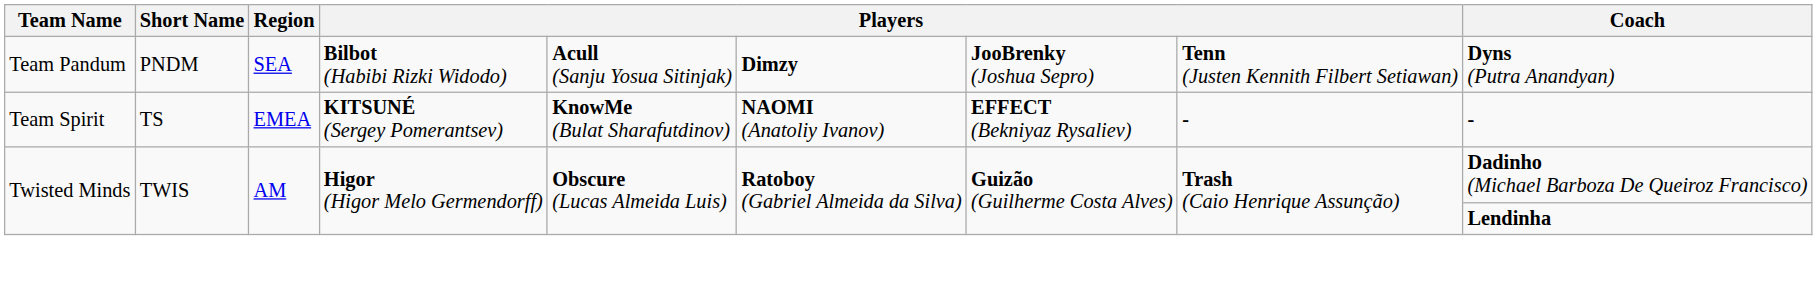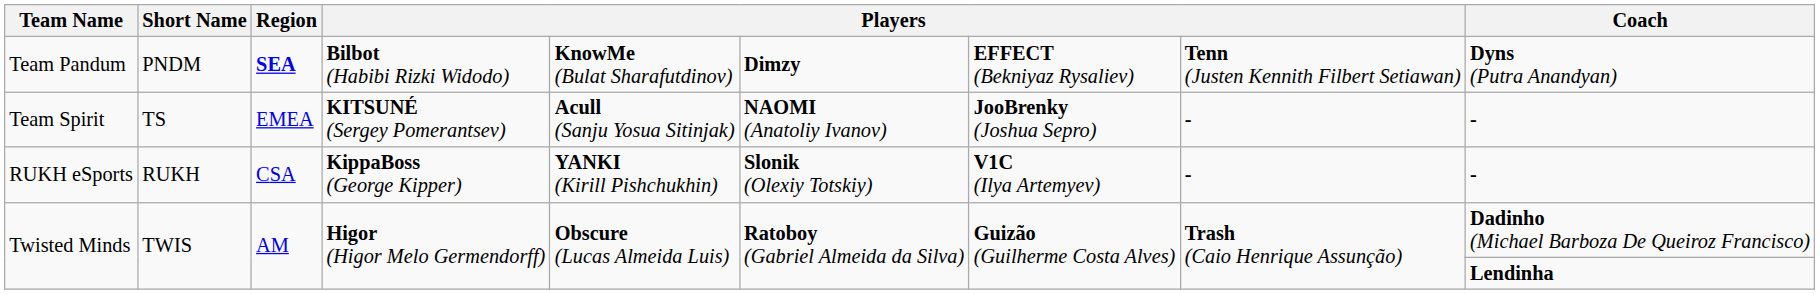(273, 64) normal -> (276, 64) bold
(642, 64) Acull (Sanju Yosua Sitinjak) -> (644, 64) KnowMe (Bulat Sharafutdinov)
(1033, 64) JooBrenky (Joshua Sepro) -> (1054, 64) EFFECT (Bekniyaz Rysaliev)
(641, 119) KnowMe (Bulat Sharafutdinov) -> (645, 119) Acull (Sanju Yosua Sitinjak)
(1051, 119) EFFECT (Bekniyaz Rysaliev) -> (1035, 119) JooBrenky (Joshua Sepro)
+ row: (71, 174)
